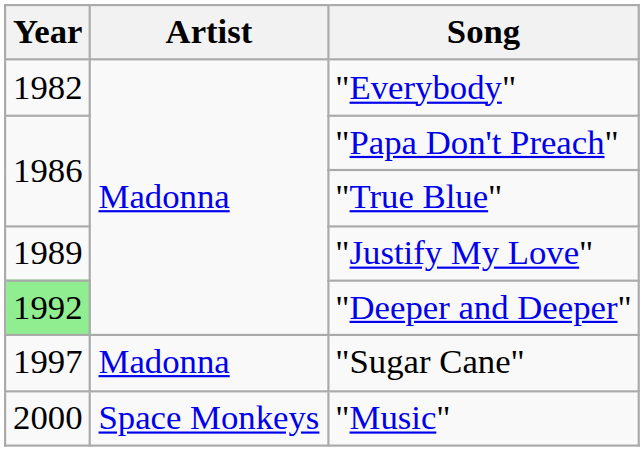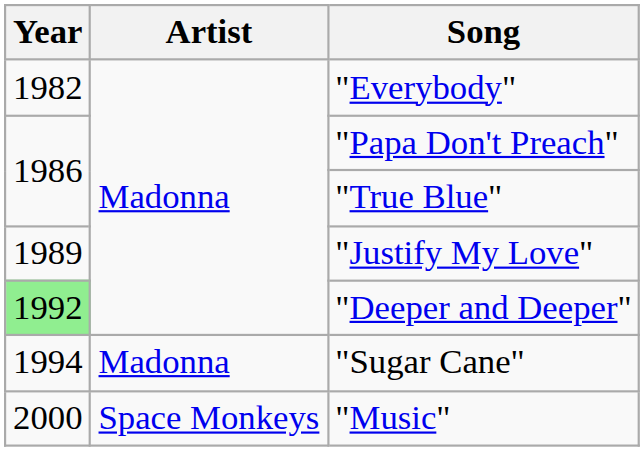(48, 362) 1997 -> (48, 362) 1994
